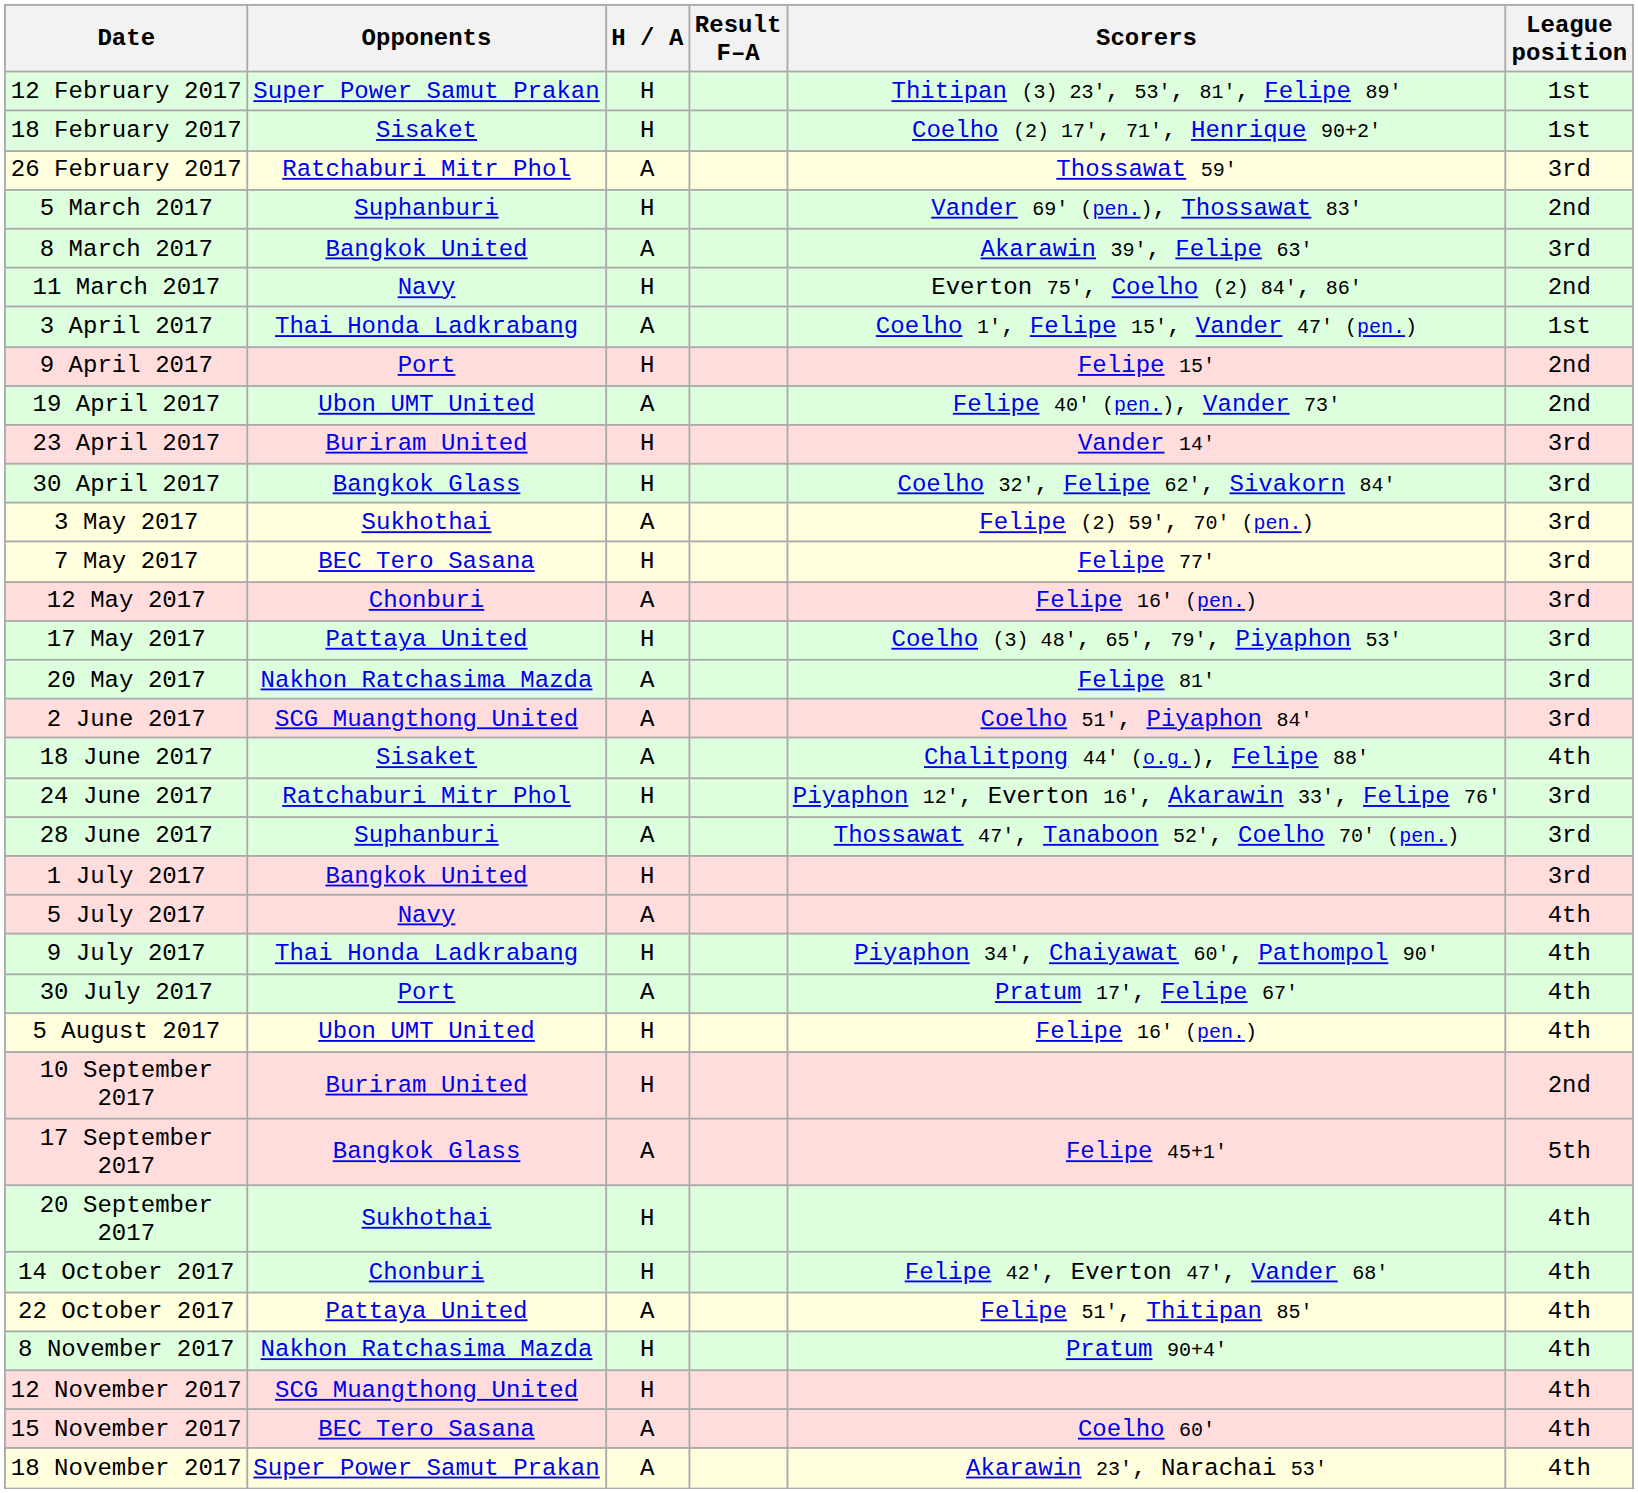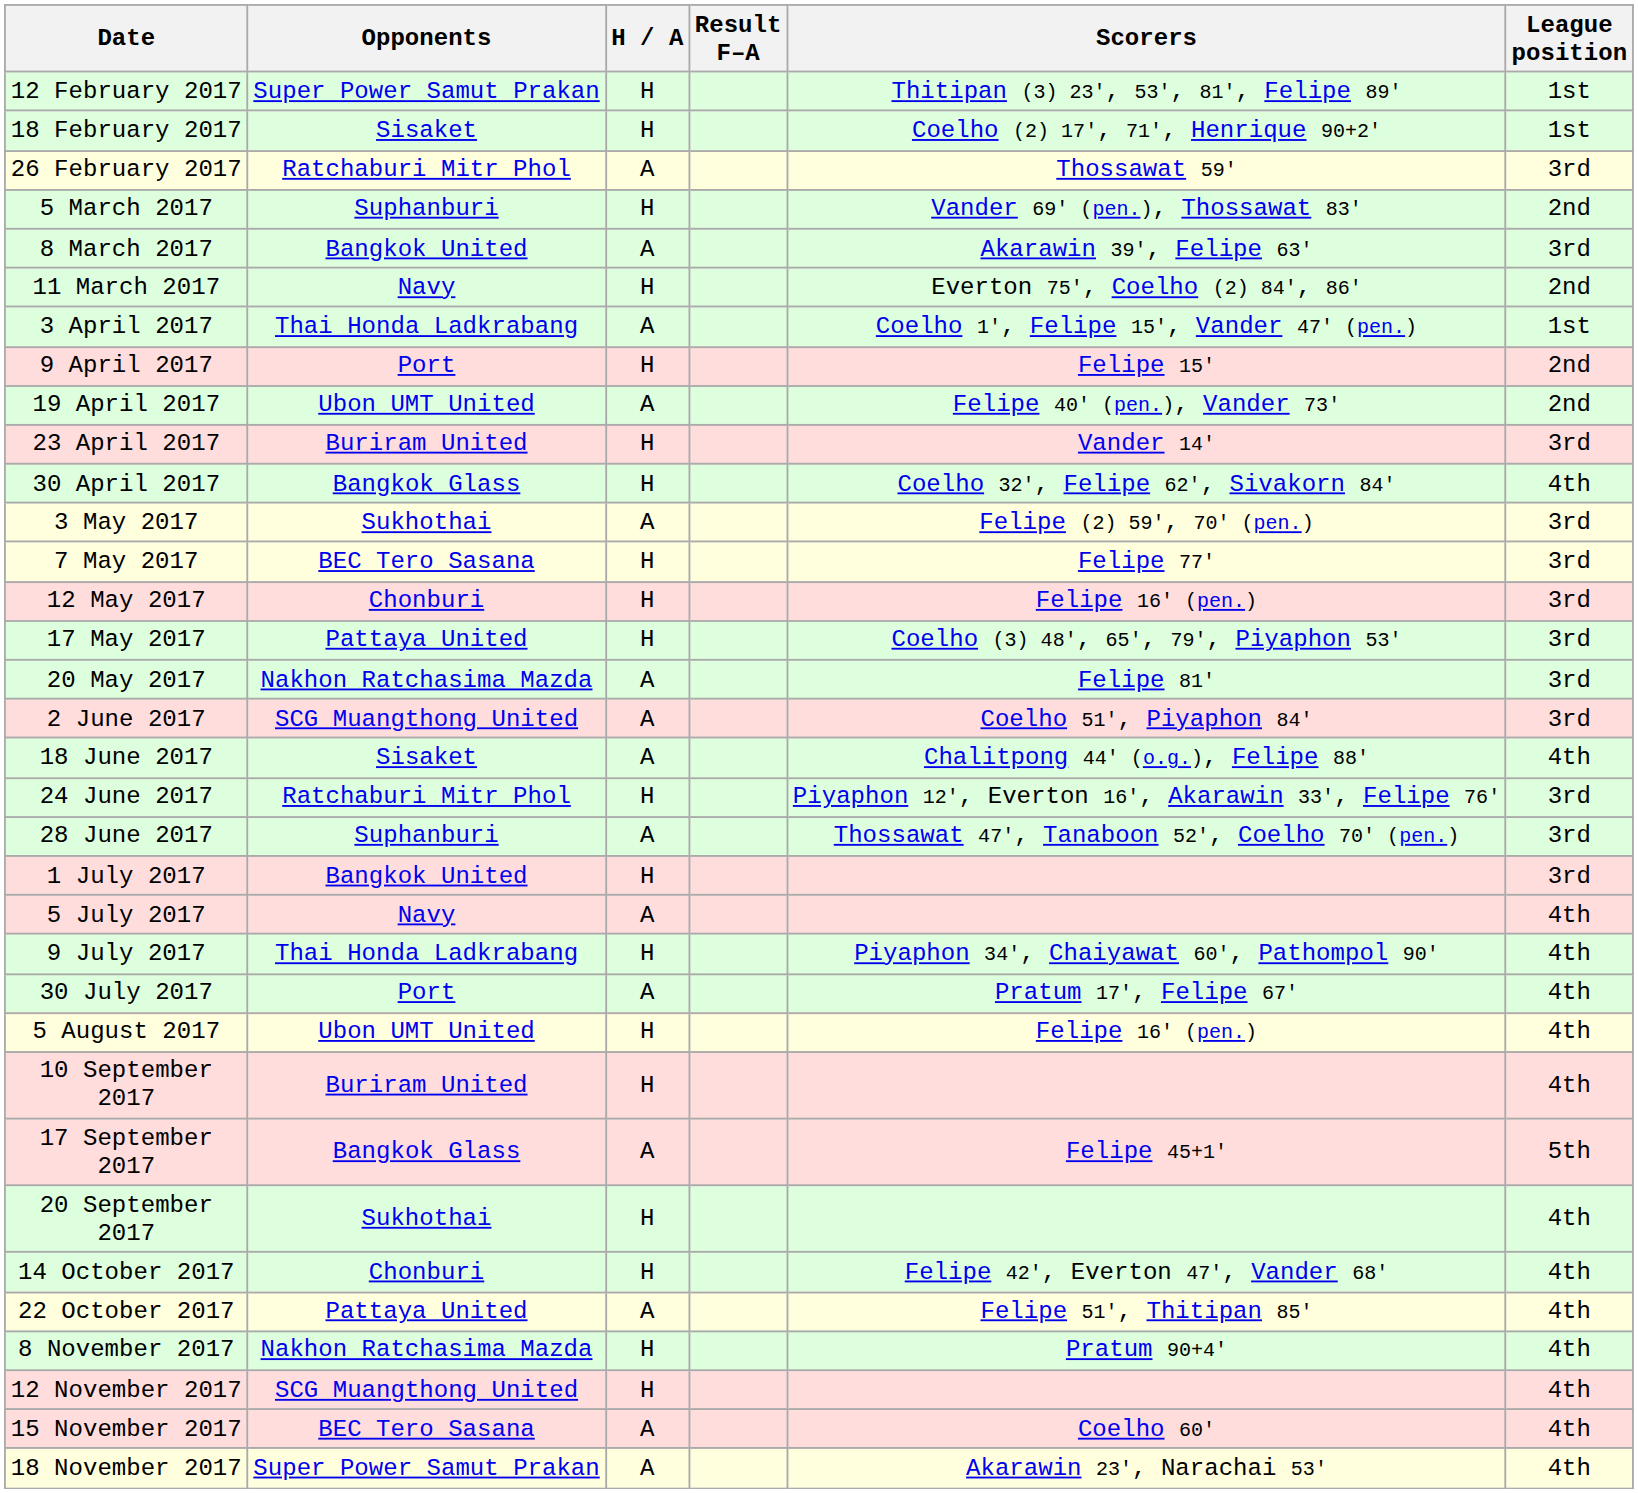(1569, 483) 3rd -> (1569, 483) 4th
(647, 601) A -> (647, 601) H
(1569, 1085) 2nd -> (1569, 1085) 4th
